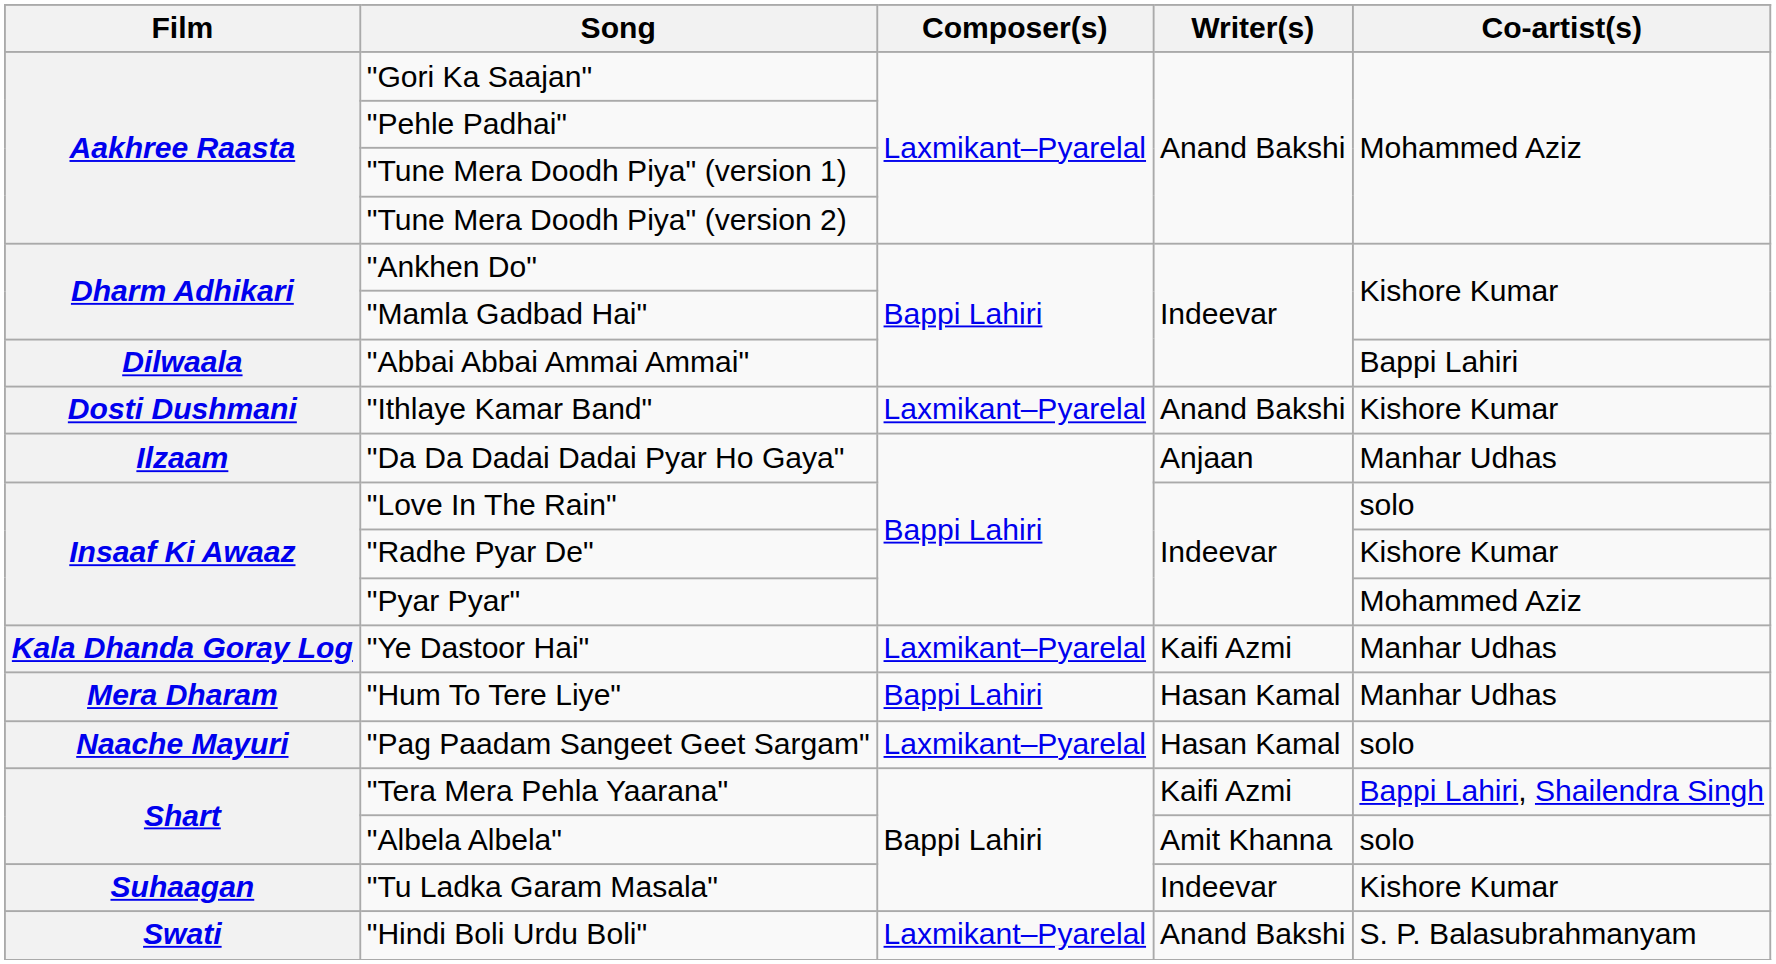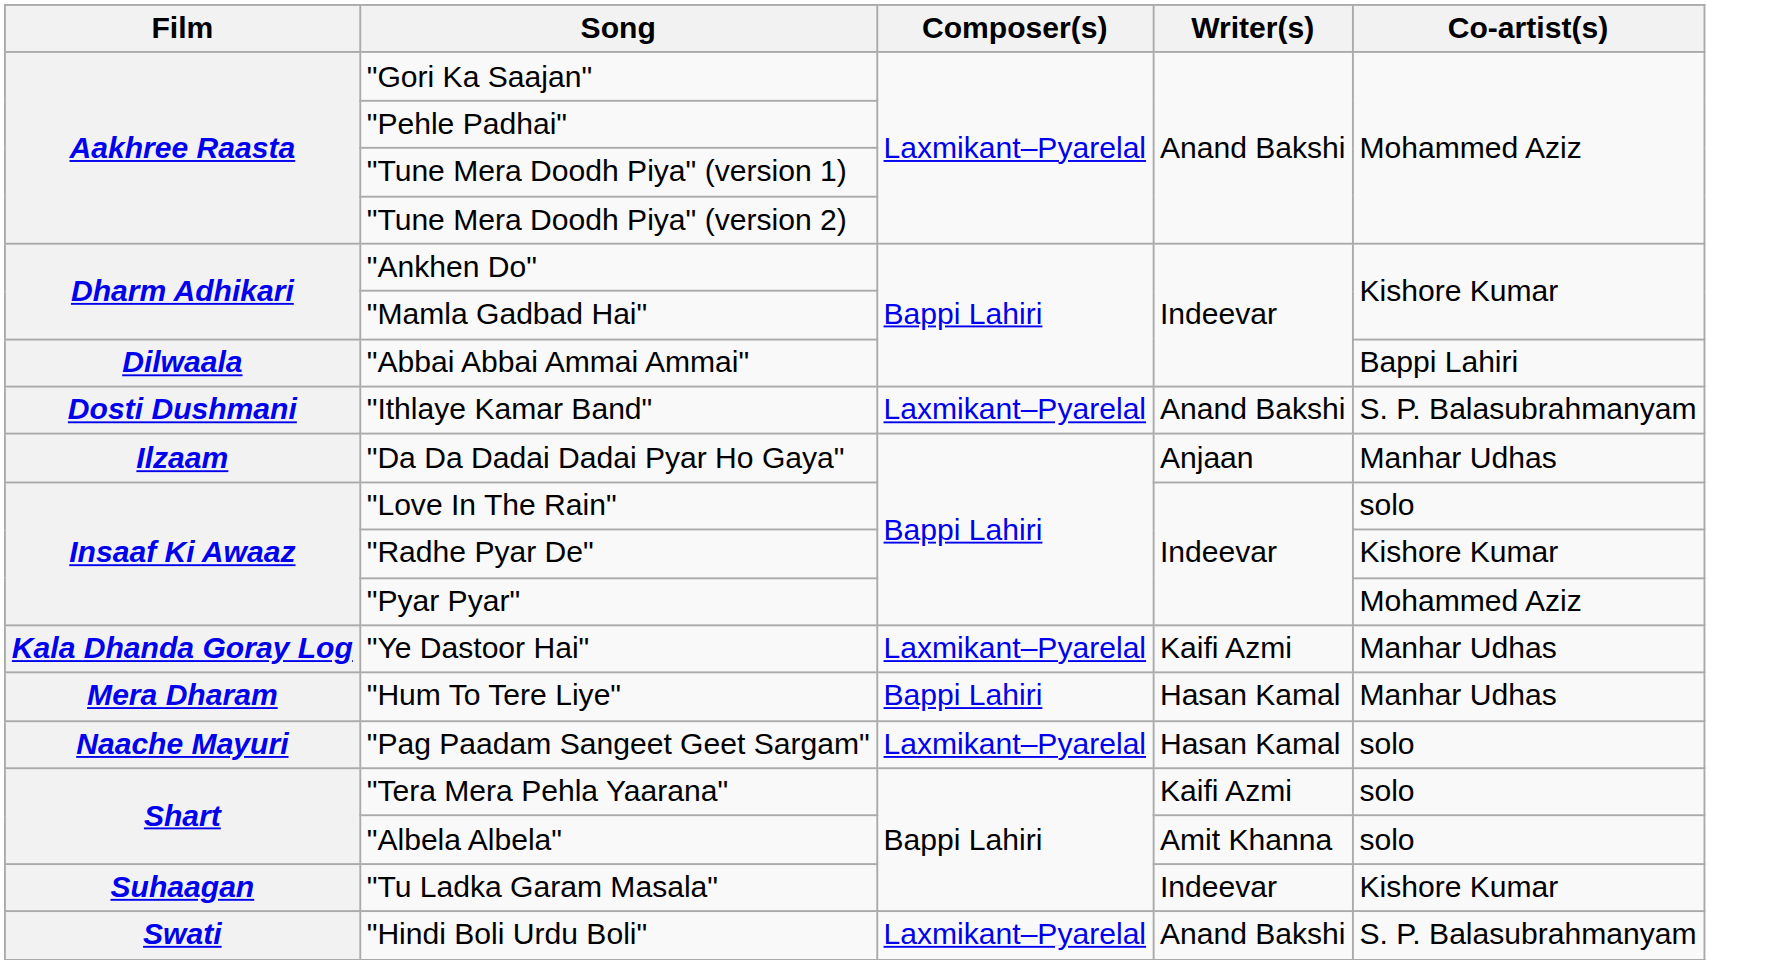(1459, 409) Kishore Kumar -> (1528, 409) S. P. Balasubrahmanyam
(1562, 791) Bappi Lahiri, Shailendra Singh -> (1387, 791) solo
